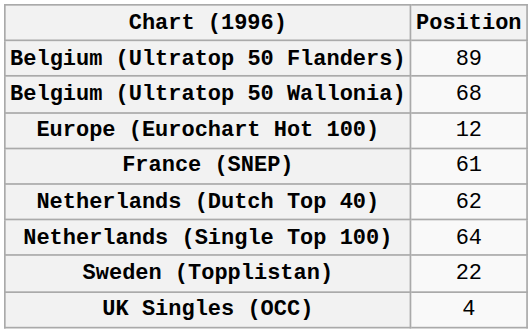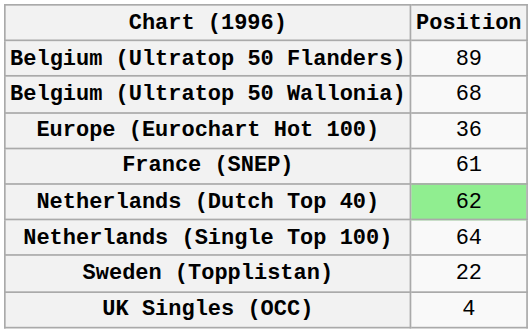(469, 130) 12 -> (469, 130) 36
(469, 202) no background -> (469, 202) lightgreen background
